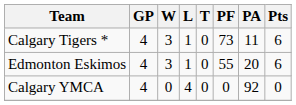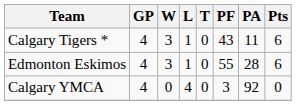(226, 40) 73 -> (226, 40) 43
(252, 64) 20 -> (252, 64) 28
(226, 87) 0 -> (226, 87) 3
